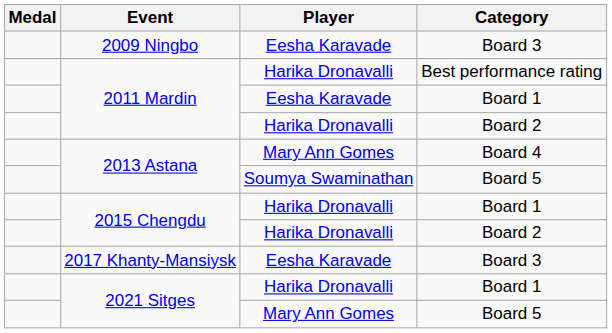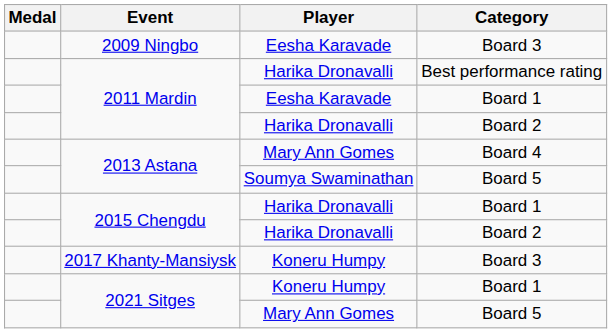(329, 260) Eesha Karavade -> (329, 260) Koneru Humpy
(329, 286) Harika Dronavalli -> (329, 286) Koneru Humpy
